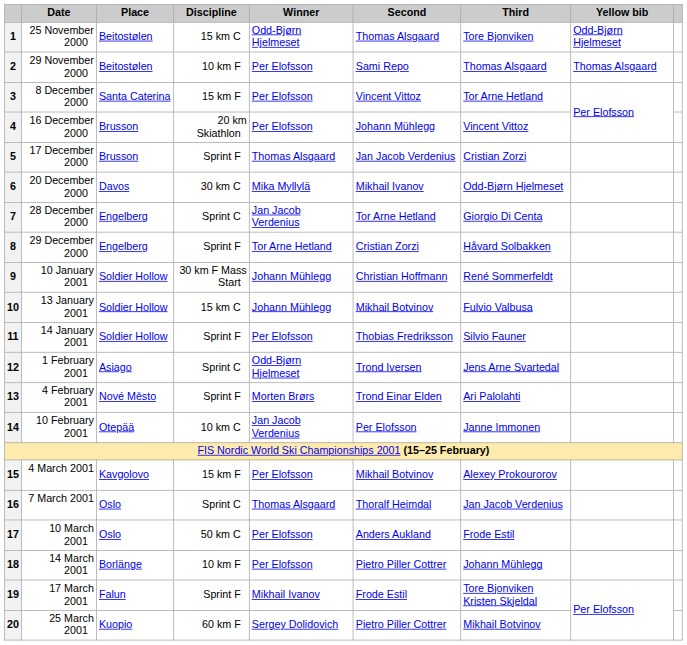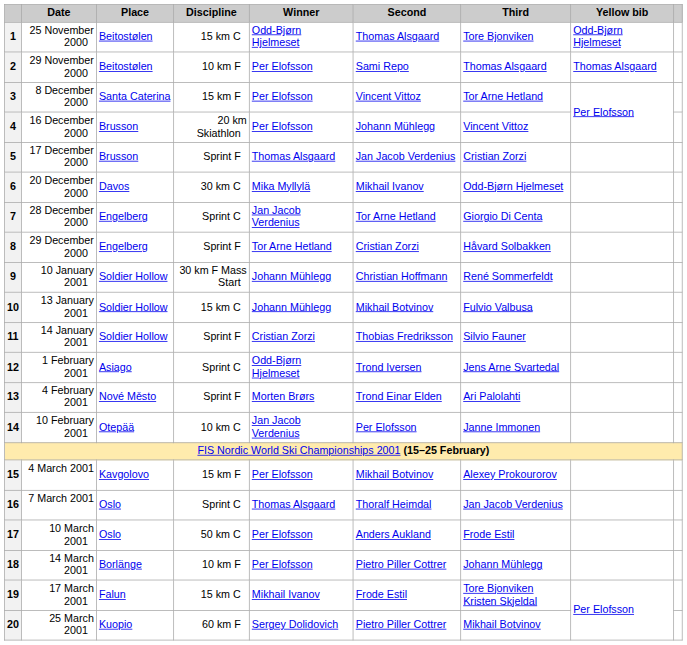(282, 337) Per Elofsson -> (283, 337) Cristian Zorzi
(225, 594) Sprint F -> (224, 594) 15 km C
